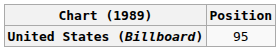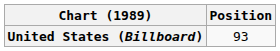(241, 36) 95 -> (241, 36) 93
